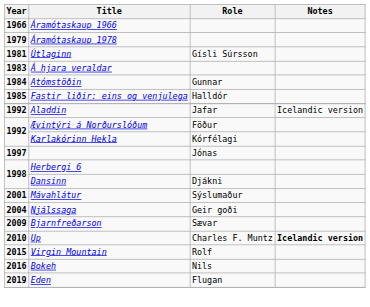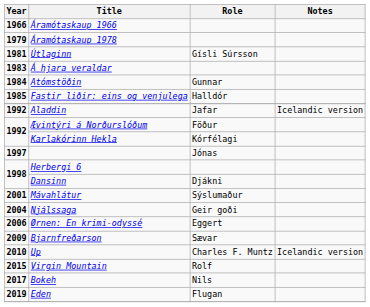+ row: (86, 223)
(320, 238) bold -> (320, 252) normal
(17, 266) 2016 -> (17, 280) 2017
